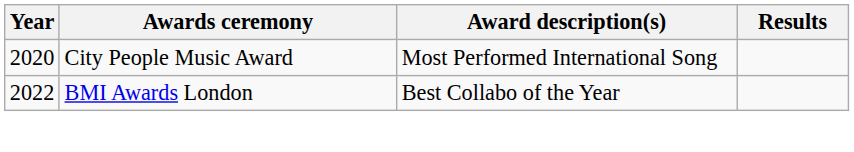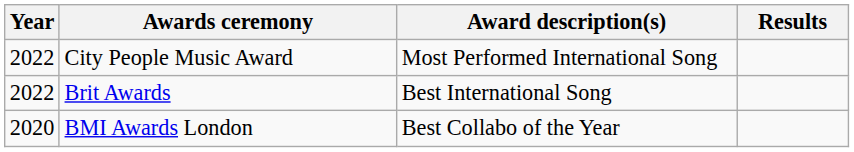(32, 57) 2020 -> (32, 57) 2022
+ row: (118, 92)
(32, 92) 2022 -> (32, 127) 2020
